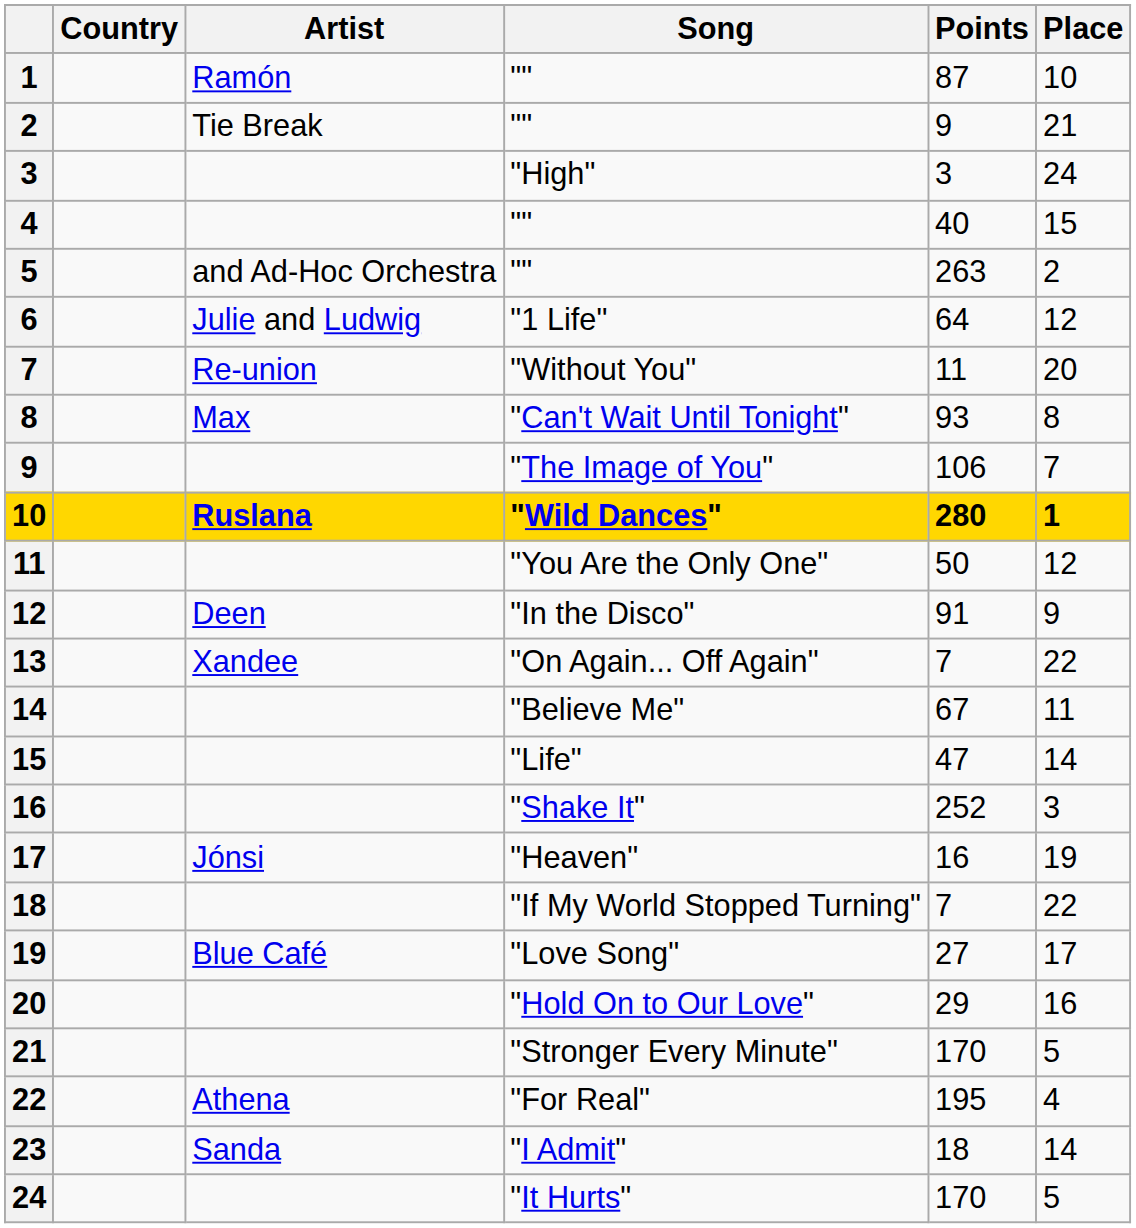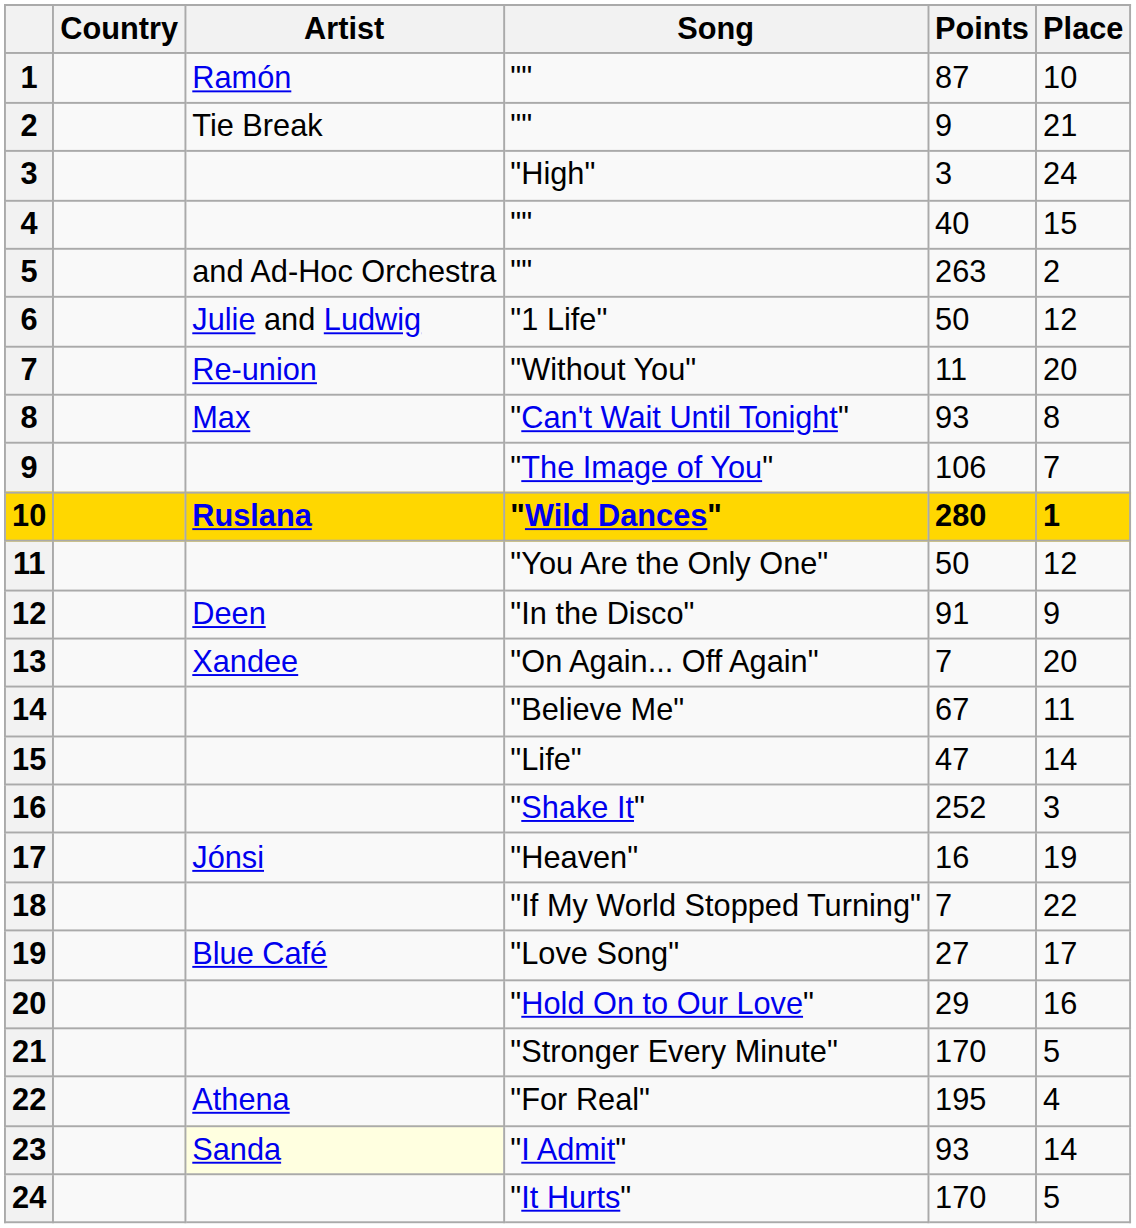(952, 321) 64 -> (952, 321) 50
(1060, 662) 22 -> (1060, 662) 20
(237, 1149) no background -> (237, 1149) lightyellow background
(952, 1149) 18 -> (952, 1149) 93
